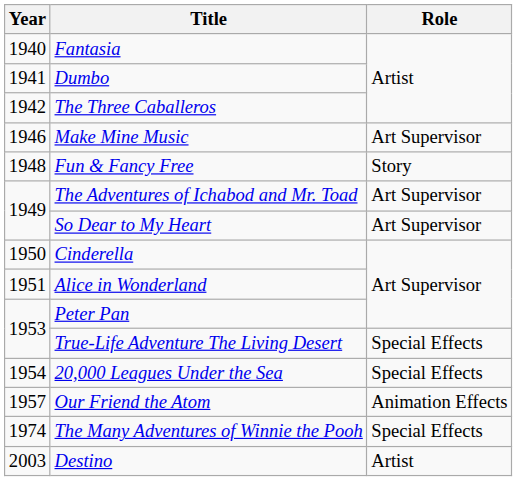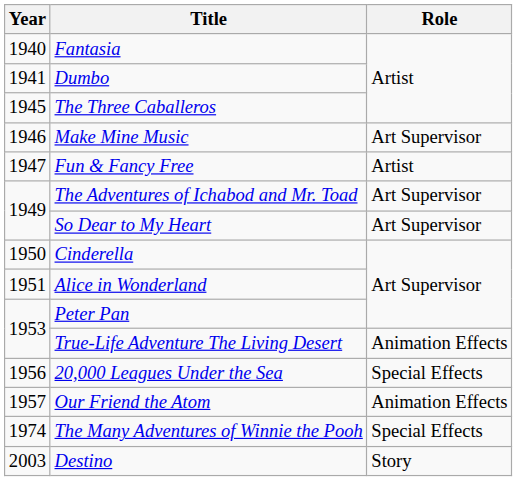(27, 107) 1942 -> (27, 107) 1945
(27, 166) 1948 -> (27, 166) 1947
(391, 166) Story -> (392, 166) Artist
(427, 343) Special Effects -> (439, 343) Animation Effects
(27, 372) 1954 -> (27, 372) 1956
(392, 460) Artist -> (391, 460) Story
